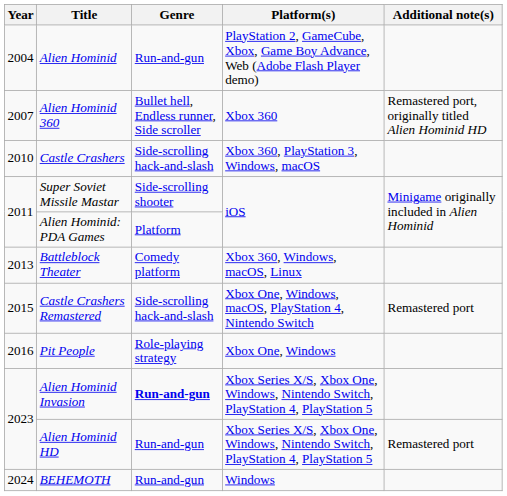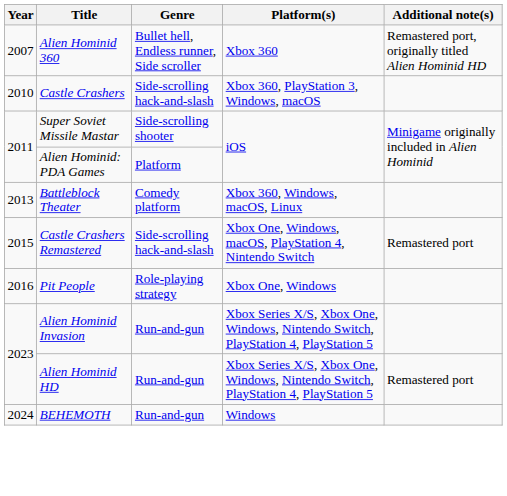- row: (78, 57)
(172, 394) bold -> (170, 328) normal
